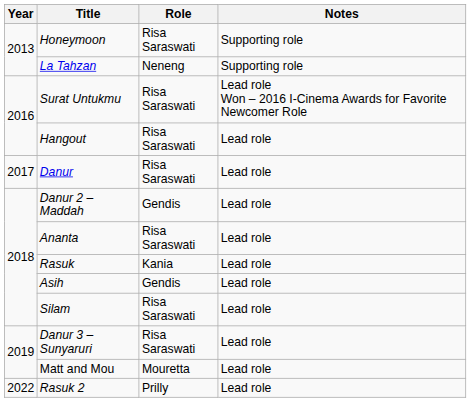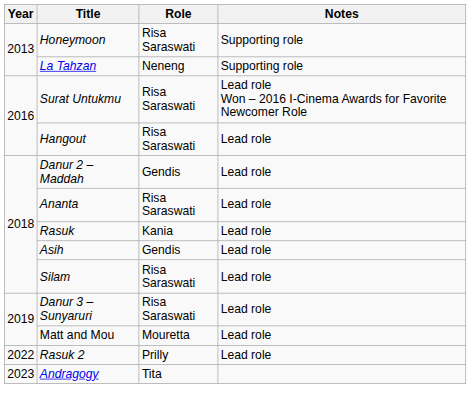- row: (56, 172)
+ row: (69, 374)
